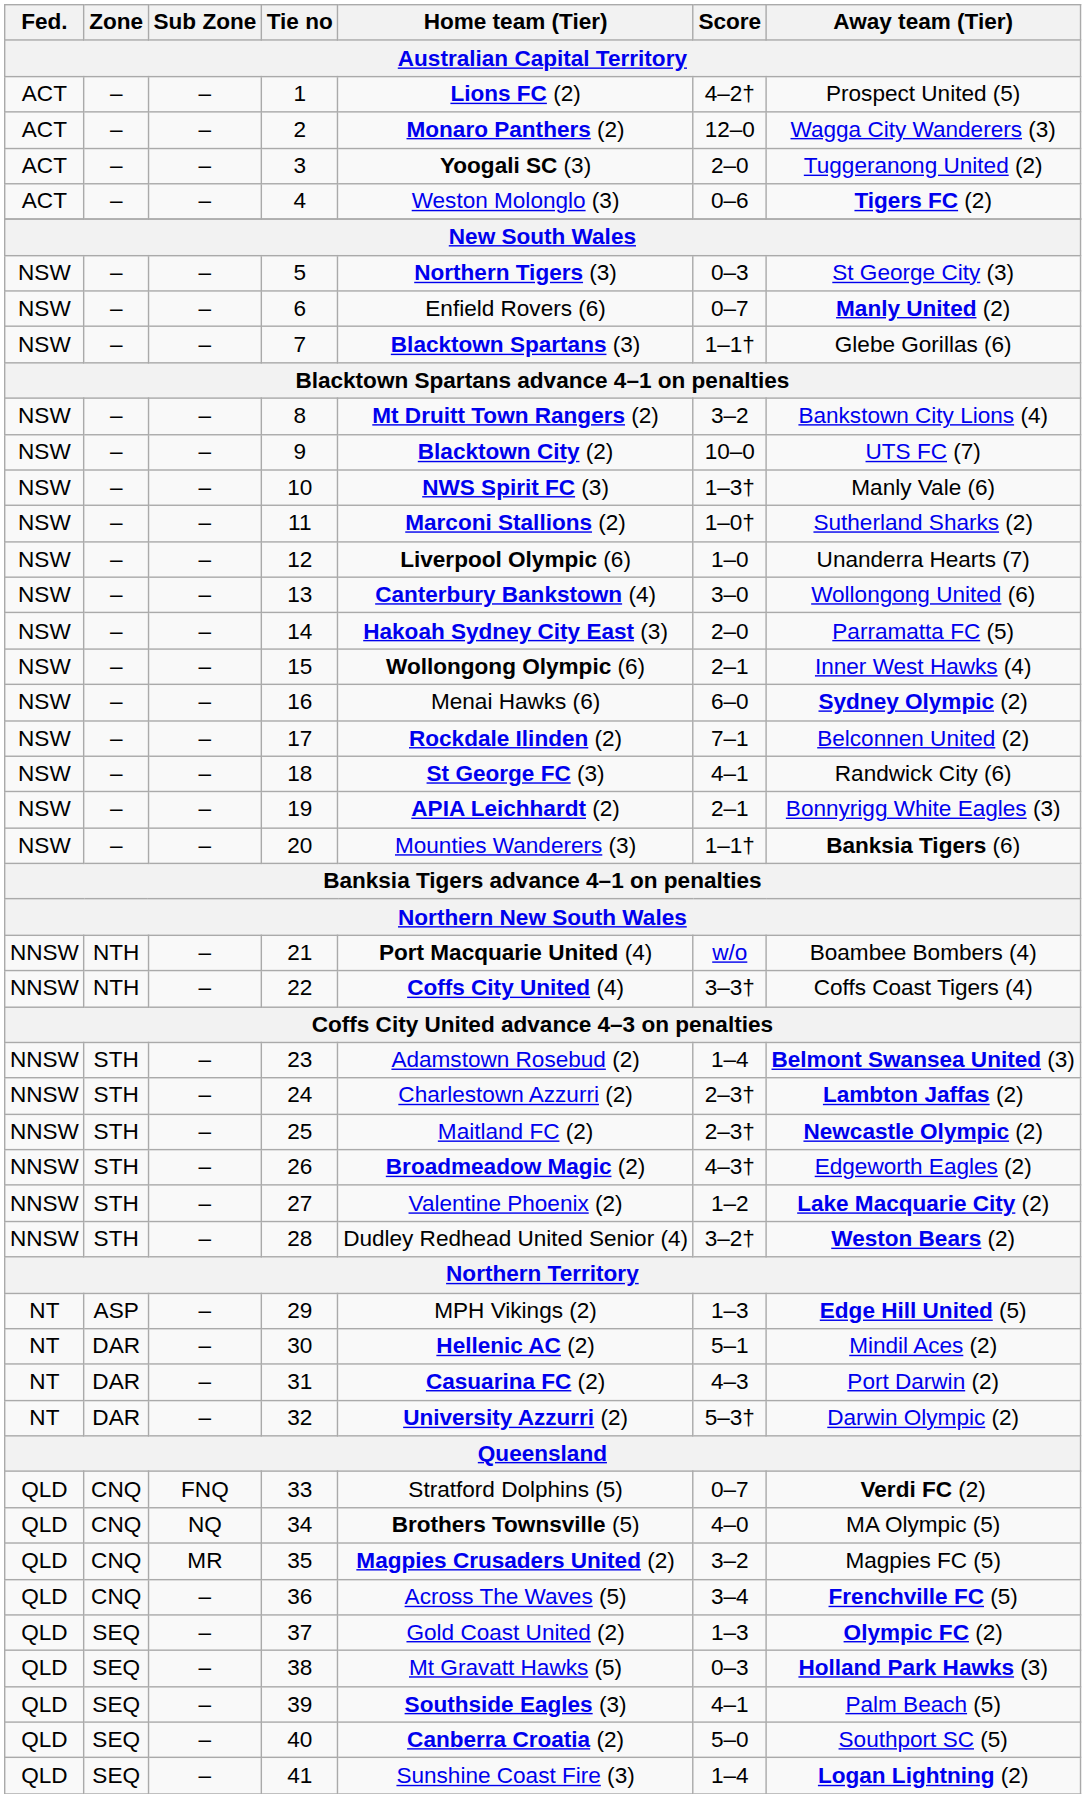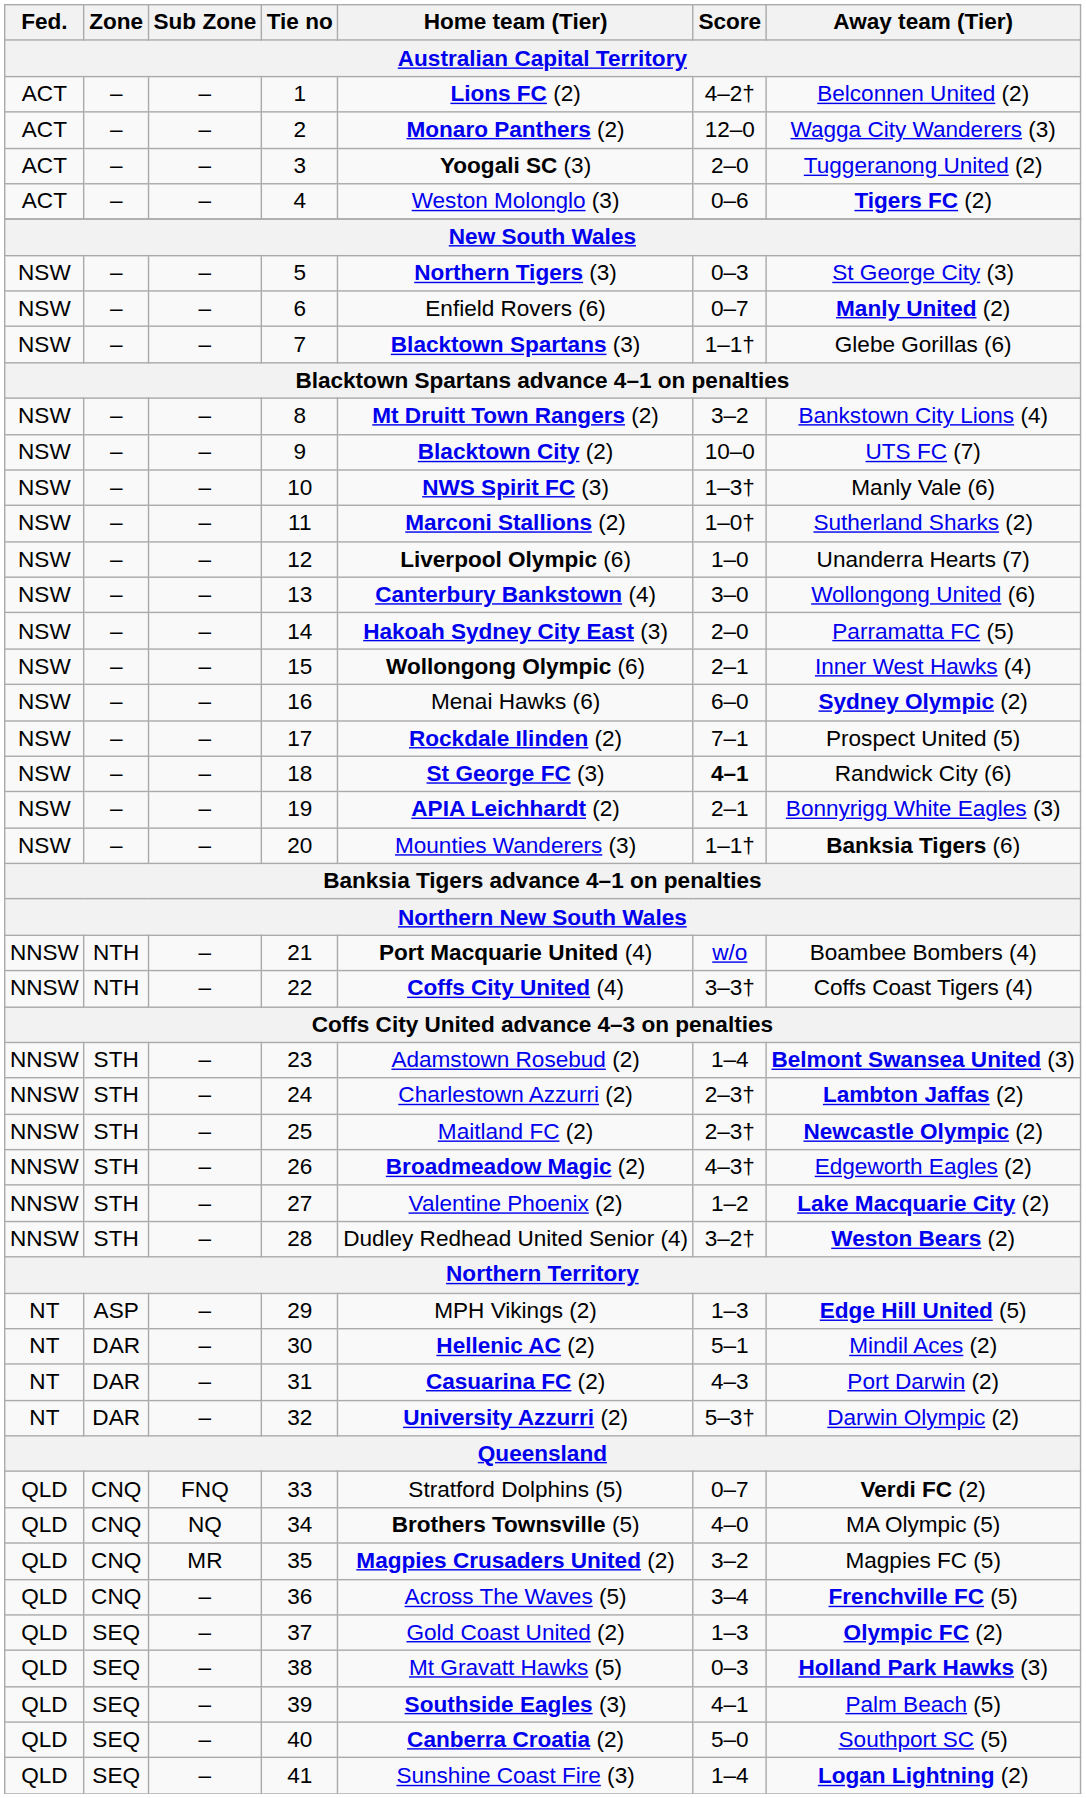(923, 93) Prospect United (5) -> (923, 93) Belconnen United (2)
(923, 737) Belconnen United (2) -> (923, 737) Prospect United (5)
(730, 773) normal -> (730, 773) bold
